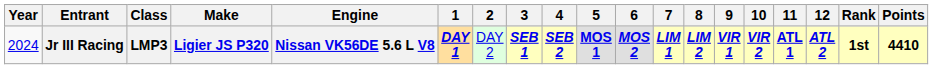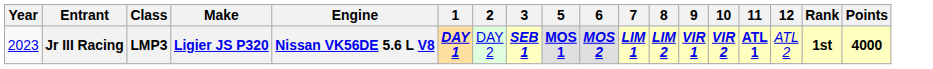- column: (559, 15)
(23, 45) 2024 -> (23, 45) 2023
(822, 45) bold -> (786, 45) normal
(903, 45) 4410 -> (867, 45) 4000
